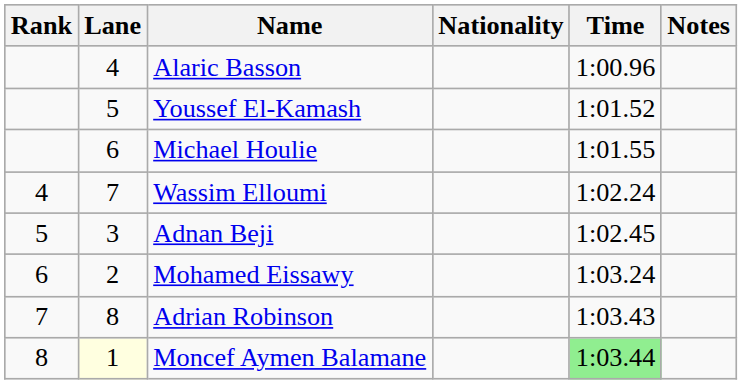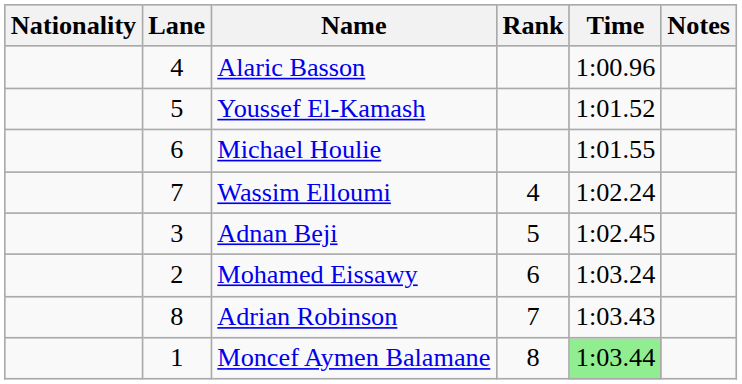columns swapped: (42, 25) <-> (501, 25)
(113, 358) lightyellow background -> (177, 358) no background
